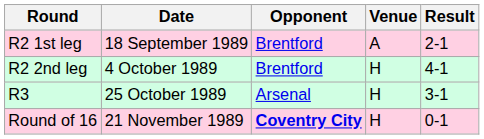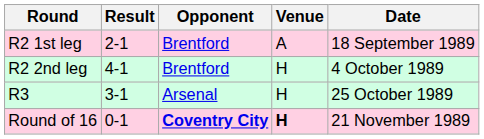columns swapped: (176, 17) <-> (450, 17)
(375, 120) normal -> (282, 120) bold
